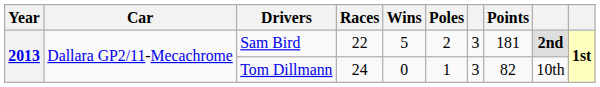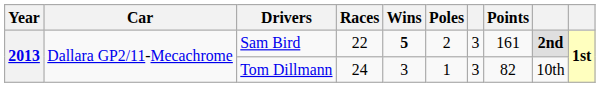(404, 43) normal -> (404, 43) bold
(508, 43) 181 -> (508, 43) 161
(404, 69) 0 -> (404, 69) 3
